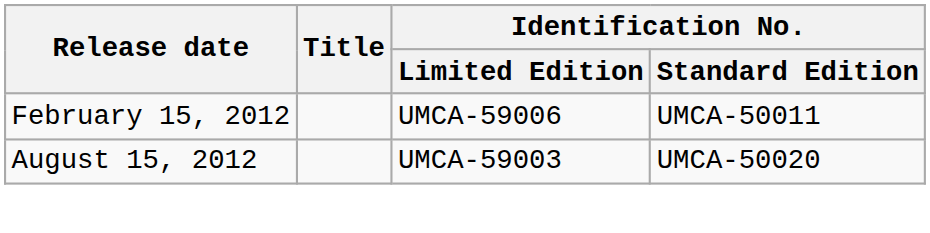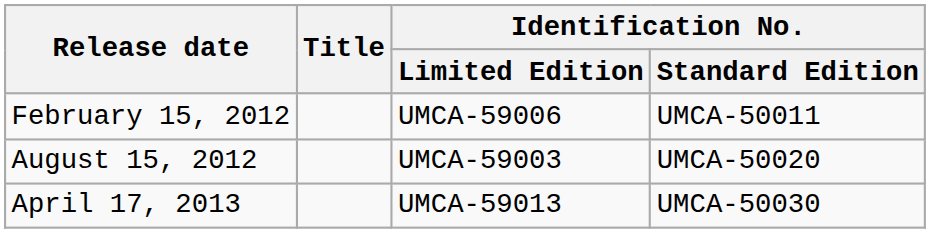+ row: (126, 205)
